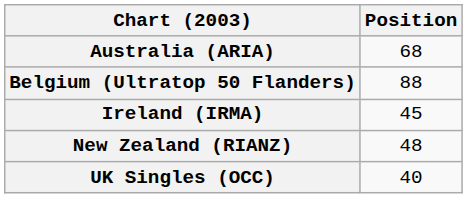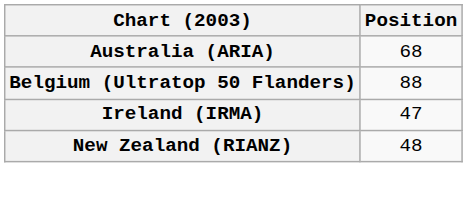(411, 114) 45 -> (411, 114) 47
- row: (183, 177)
